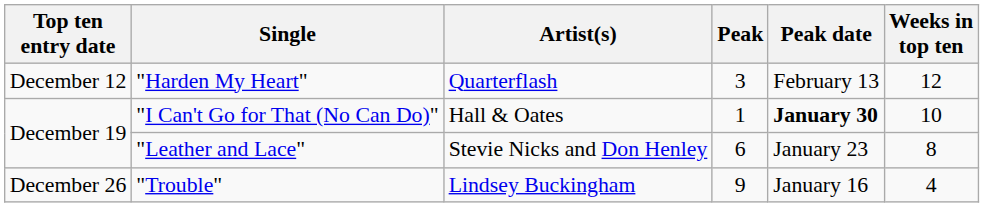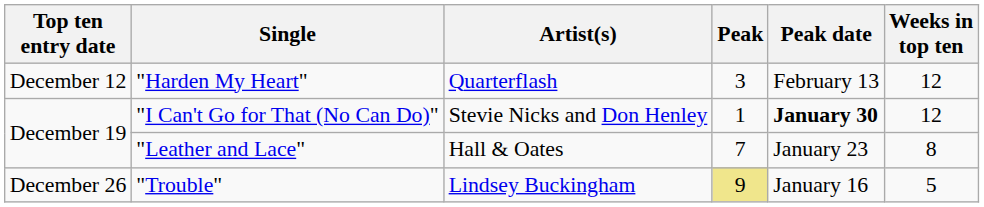(506, 115) Hall & Oates -> (578, 115) Stevie Nicks and Don Henley
(931, 115) 10 -> (931, 115) 12
(578, 149) Stevie Nicks and Don Henley -> (506, 149) Hall & Oates
(740, 149) 6 -> (740, 149) 7
(740, 184) no background -> (740, 184) khaki background
(931, 184) 4 -> (931, 184) 5
